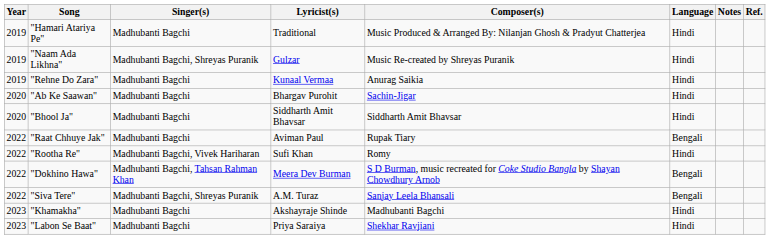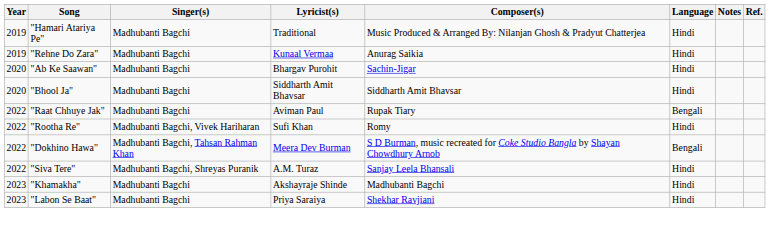- row: (53, 59)
(687, 195) Bengali -> (683, 169) Hindi
